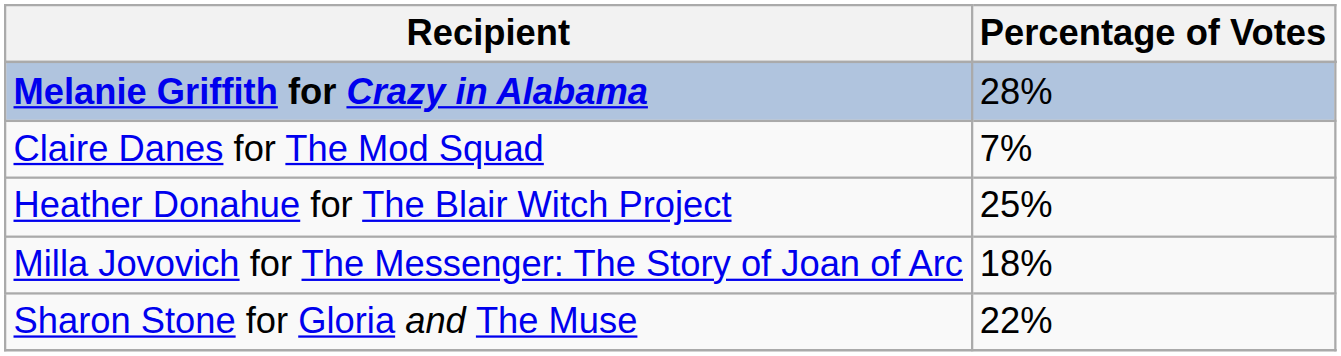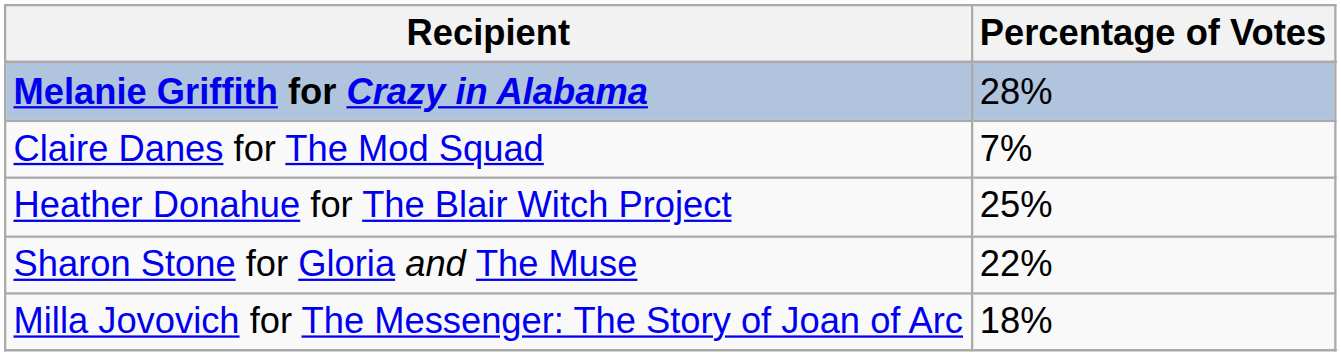rows swapped: (488, 263) <-> (325, 321)
